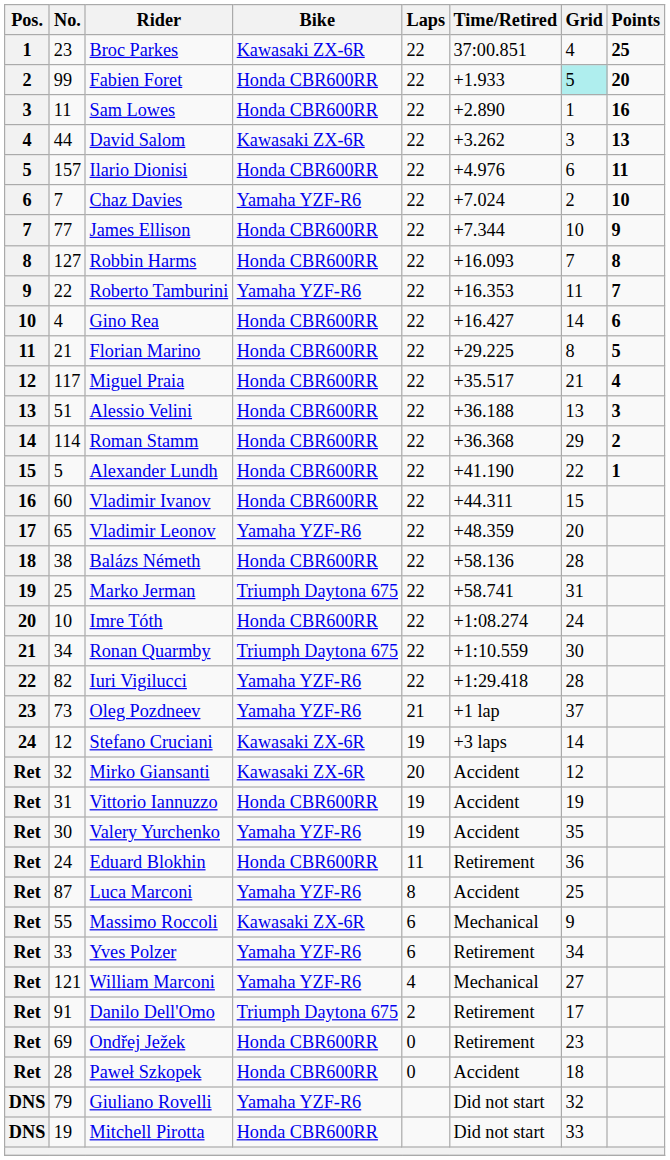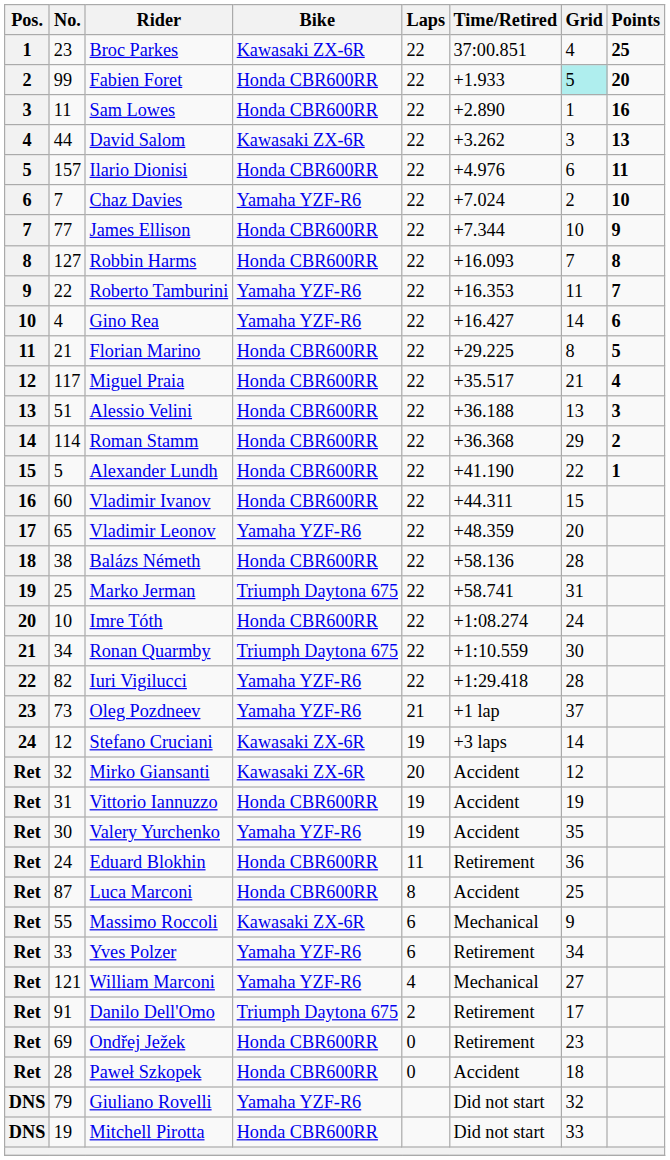(307, 320) Honda CBR600RR -> (299, 320) Yamaha YZF-R6
(299, 891) Yamaha YZF-R6 -> (307, 891) Honda CBR600RR
